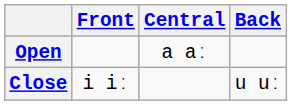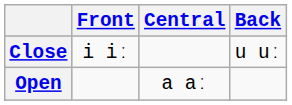rows swapped: (38, 84) <-> (38, 52)
